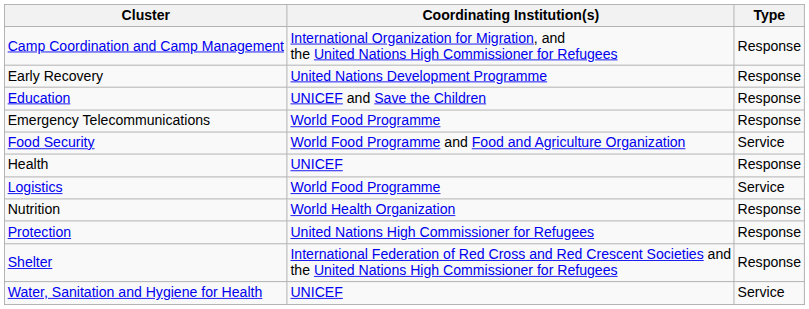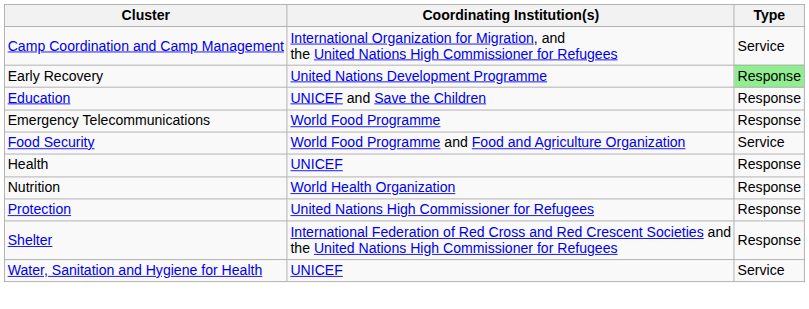(769, 45) Response -> (761, 45) Service
(769, 76) no background -> (769, 76) lightgreen background
- row: (35, 187)
